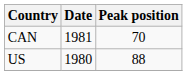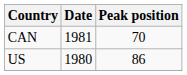(139, 59) 88 -> (139, 59) 86
